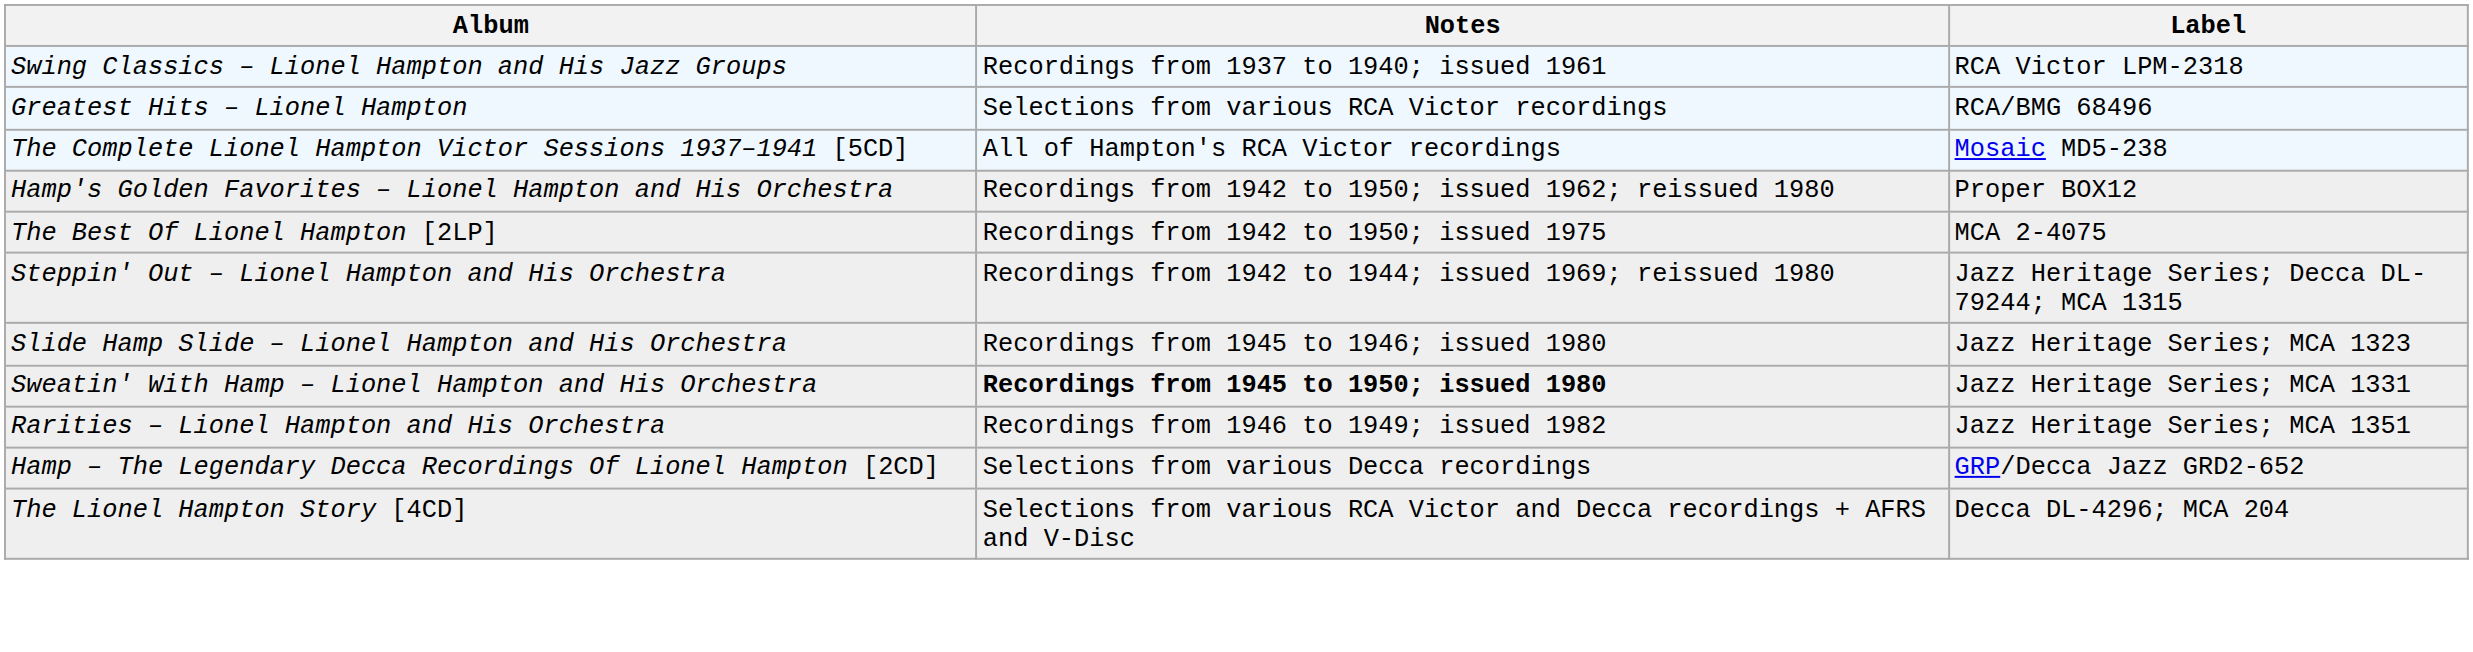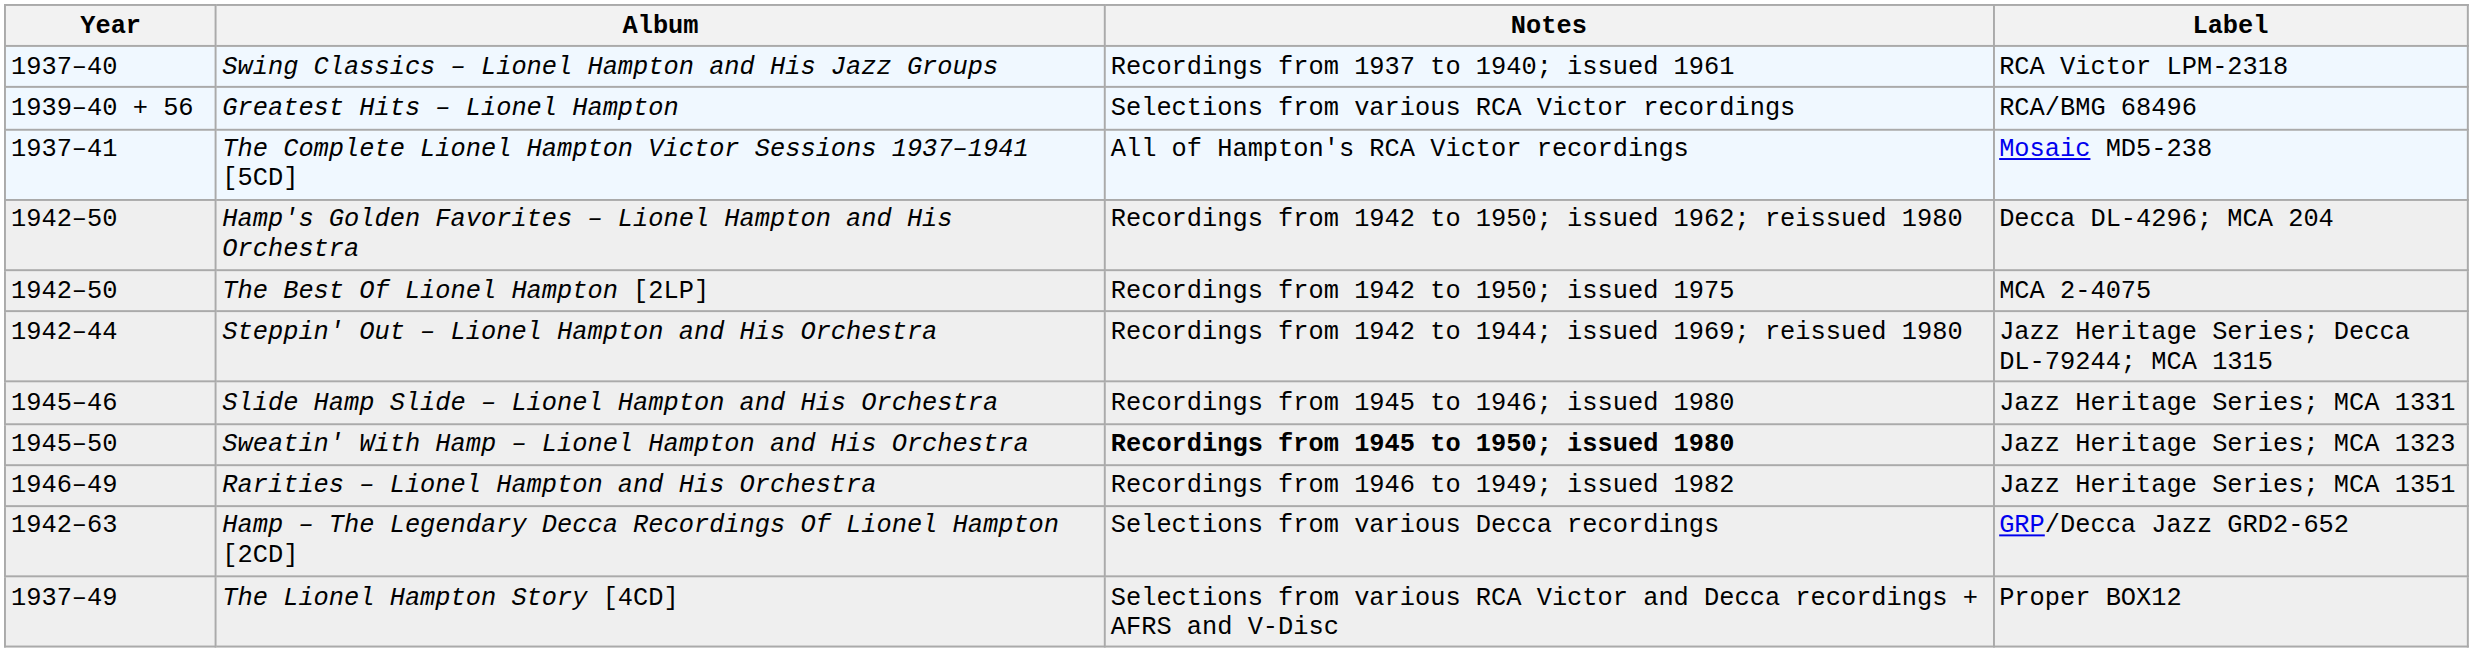+ column: (111, 26)
(2046, 191) Proper BOX12 -> (2167, 220) Decca DL-4296; MCA 204
(2183, 344) Jazz Heritage Series; MCA 1323 -> (2227, 403) Jazz Heritage Series; MCA 1331
(2183, 385) Jazz Heritage Series; MCA 1331 -> (2227, 444) Jazz Heritage Series; MCA 1323
(2122, 509) Decca DL-4296; MCA 204 -> (2090, 597) Proper BOX12
